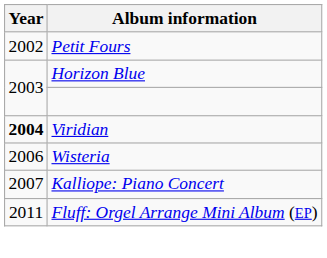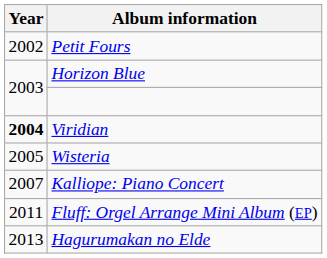(26, 156) 2006 -> (26, 156) 2005
+ row: (131, 239)
